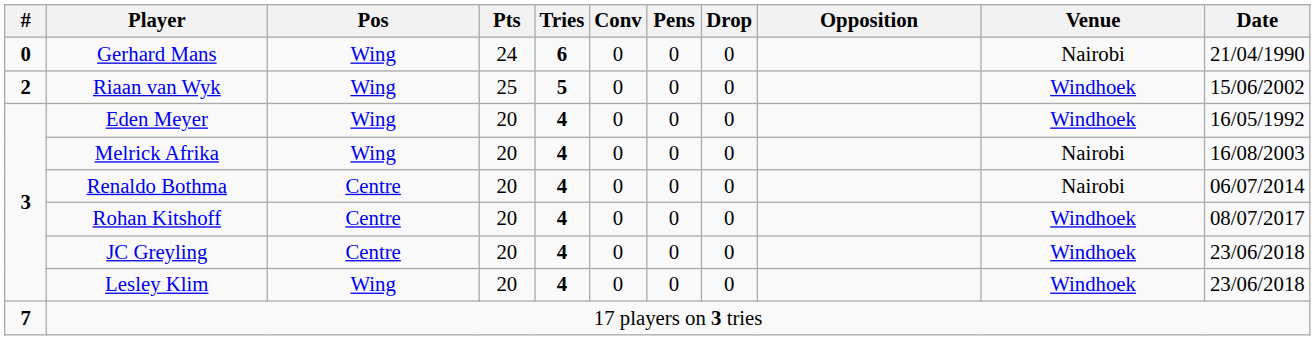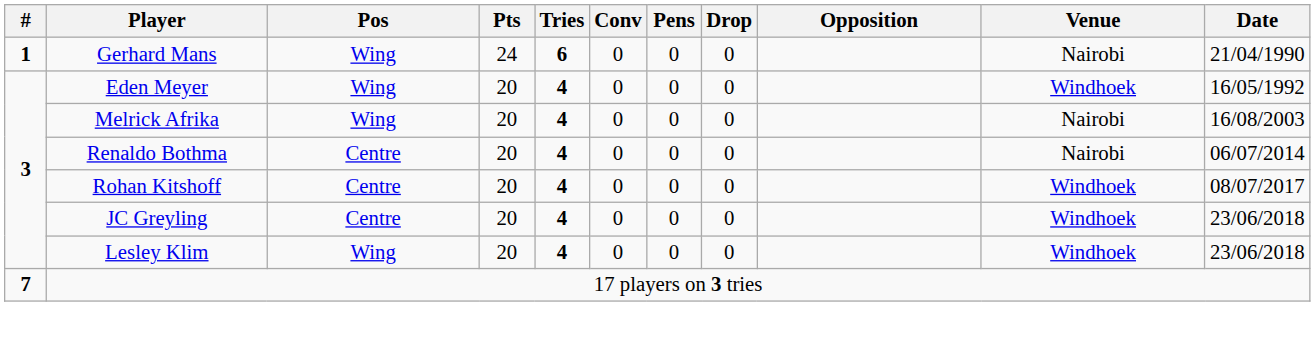(26, 53) 0 -> (26, 53) 1
- row: (157, 86)
